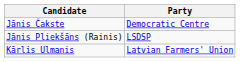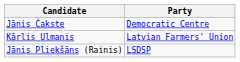rows swapped: (40, 50) <-> (64, 37)
